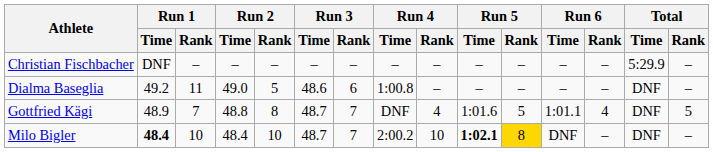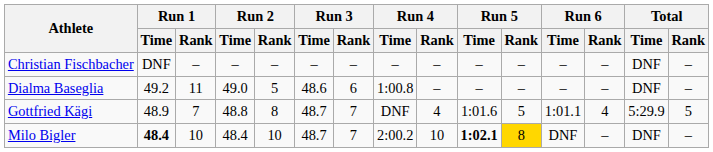(646, 64) 5:29.9 -> (646, 64) DNF
(646, 111) DNF -> (646, 111) 5:29.9
